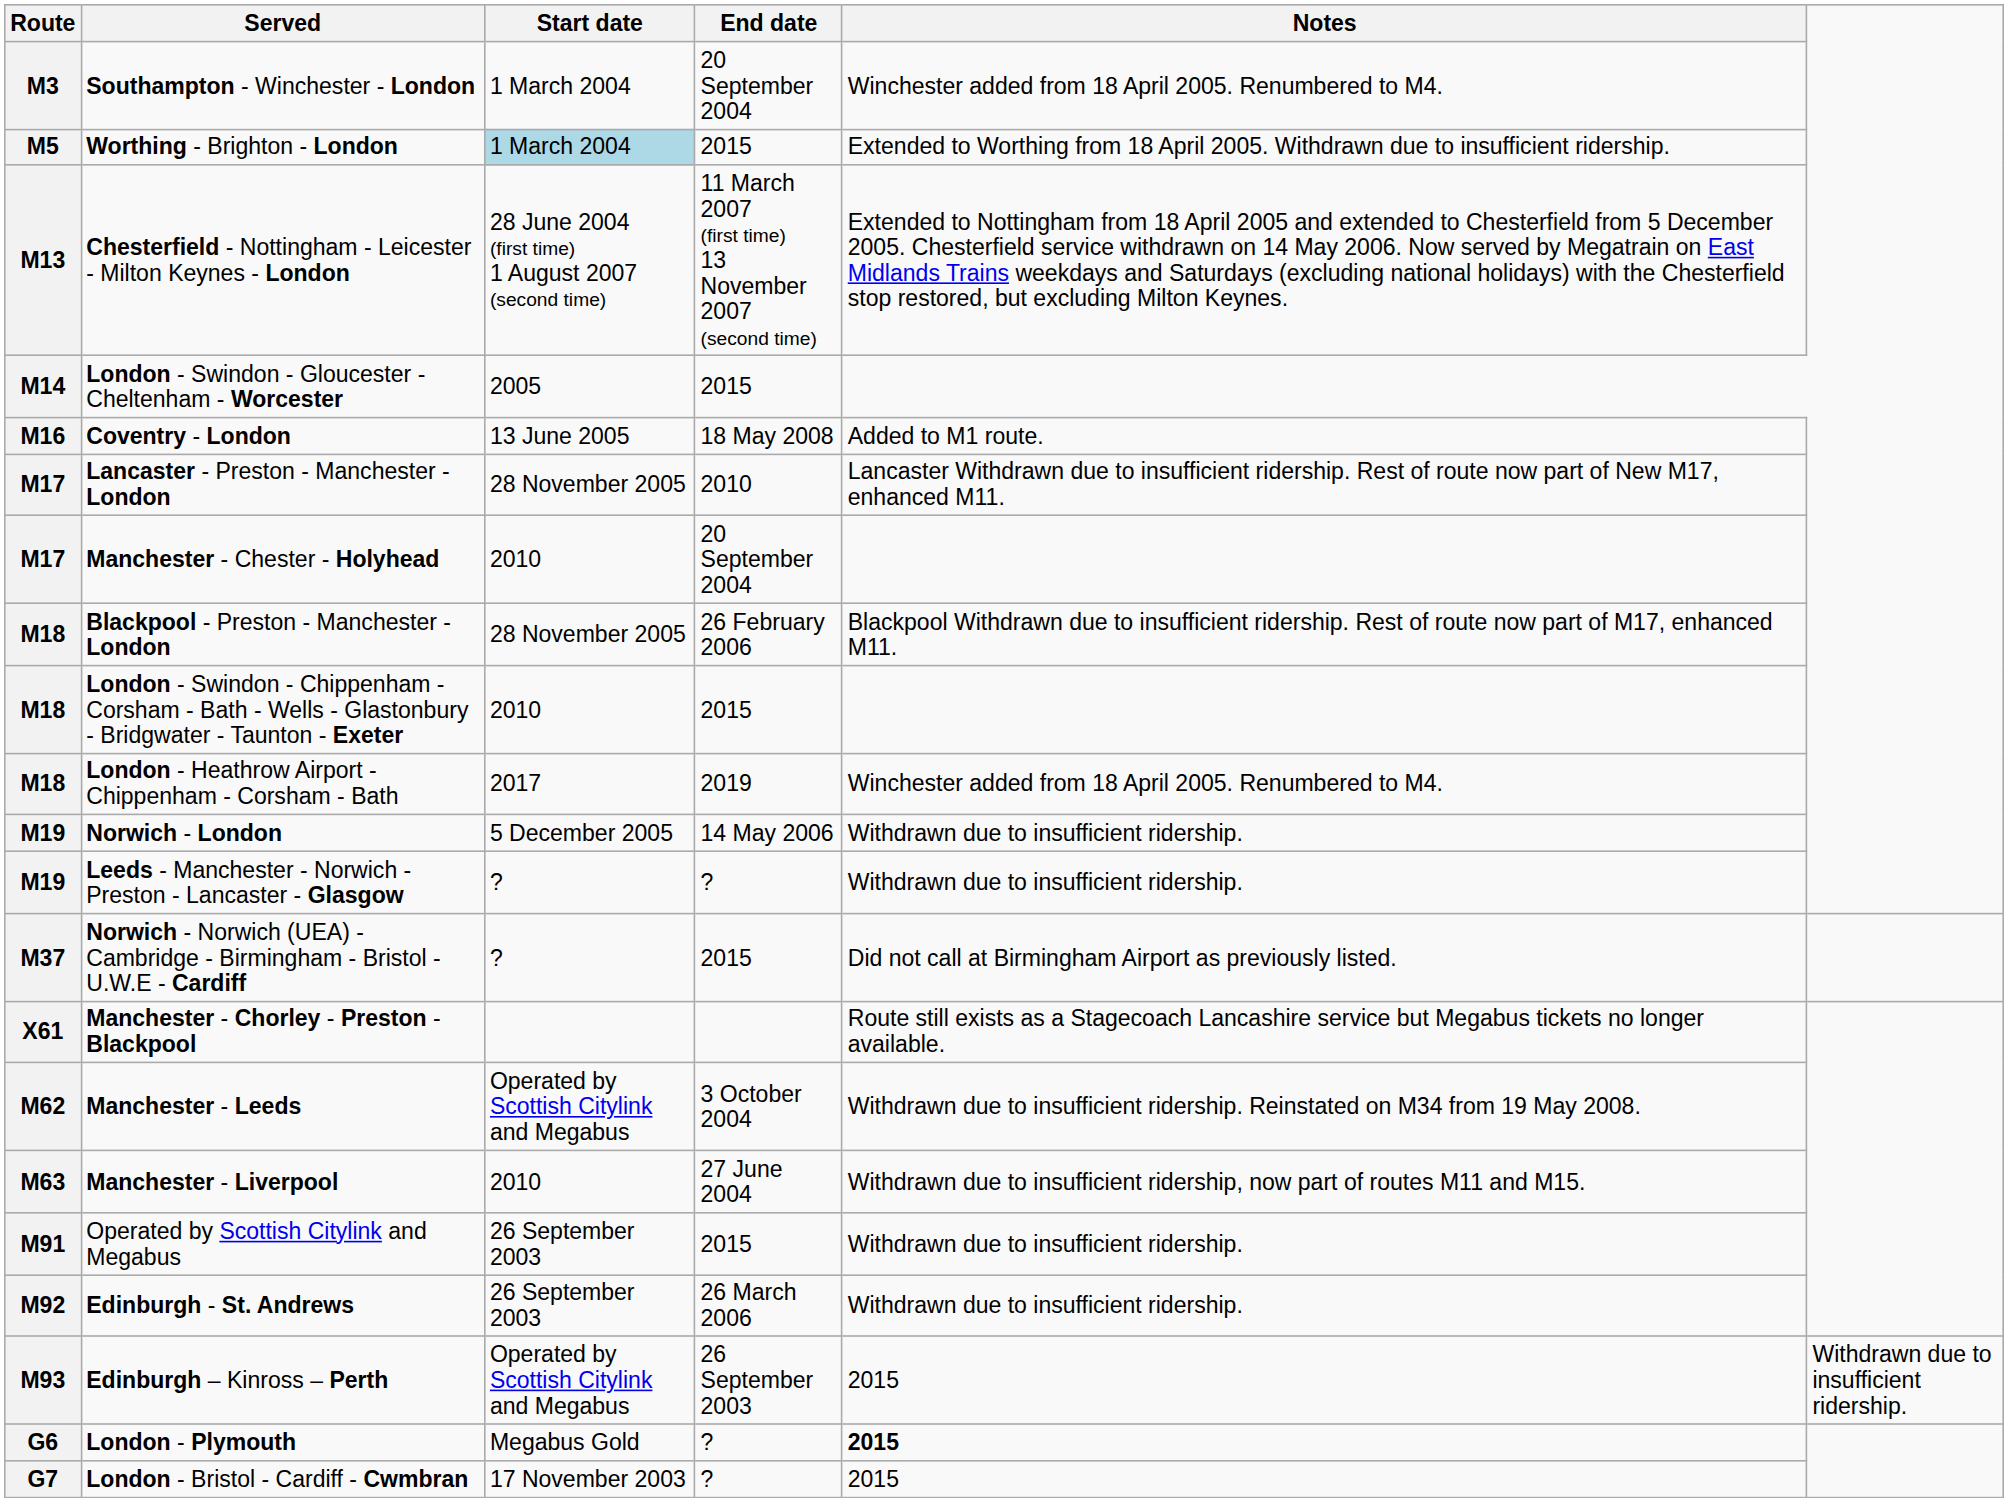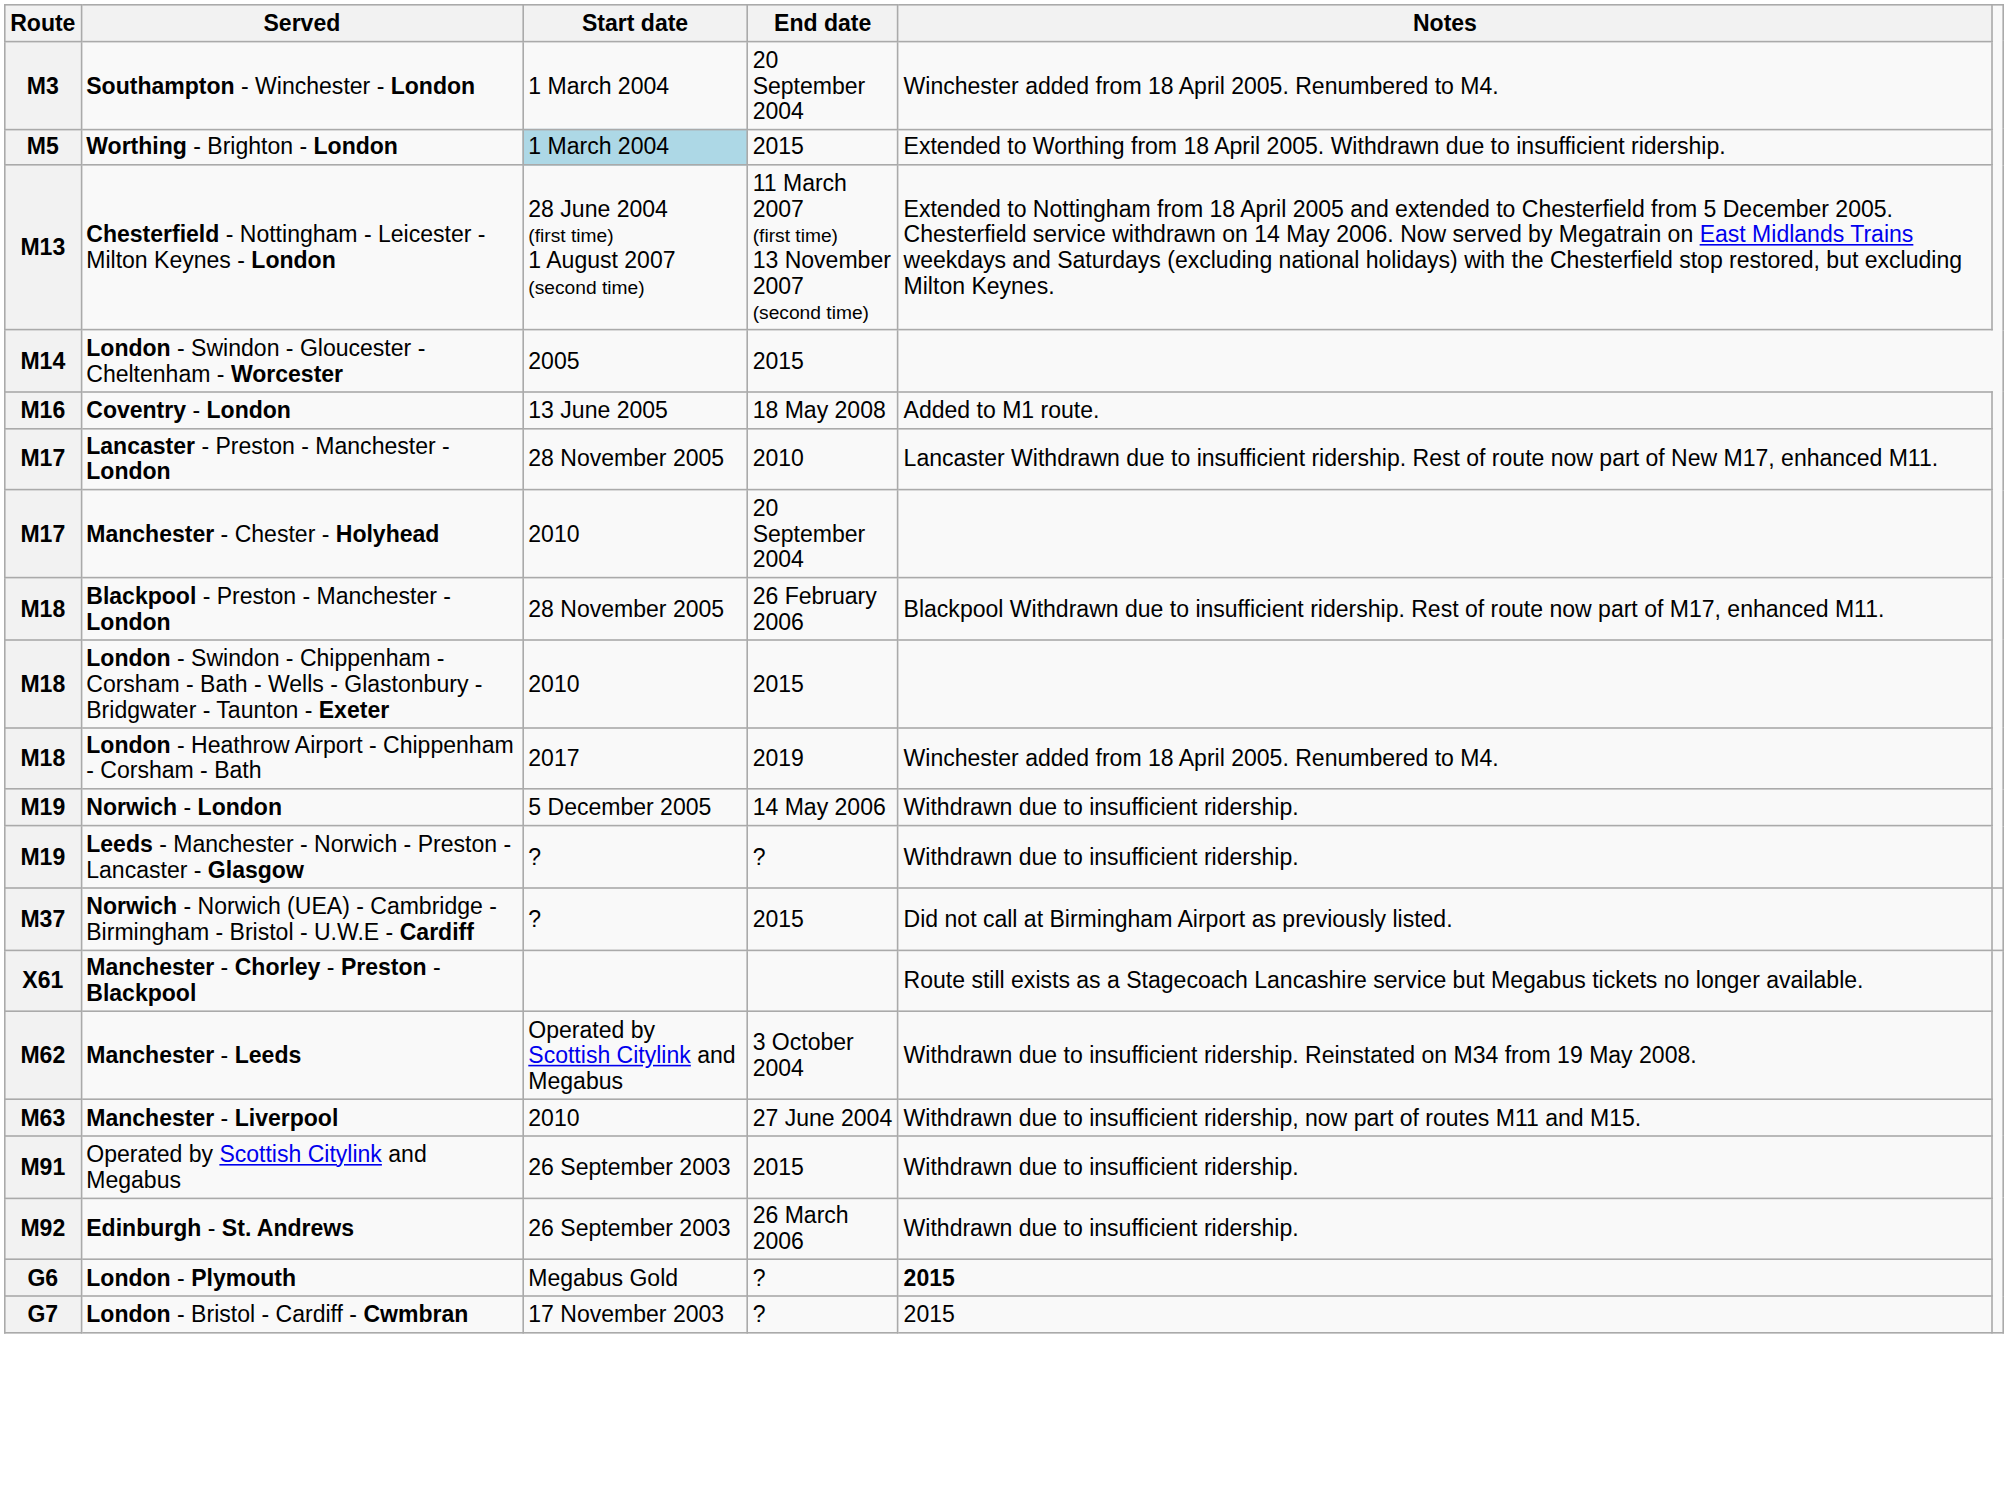- row: (237, 1381)
